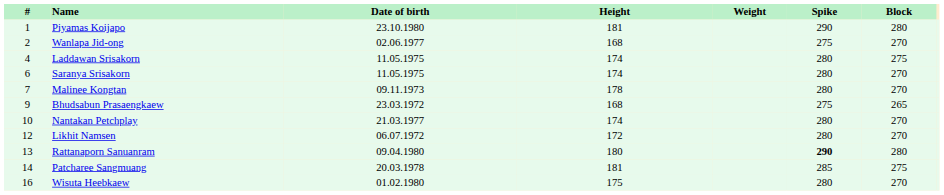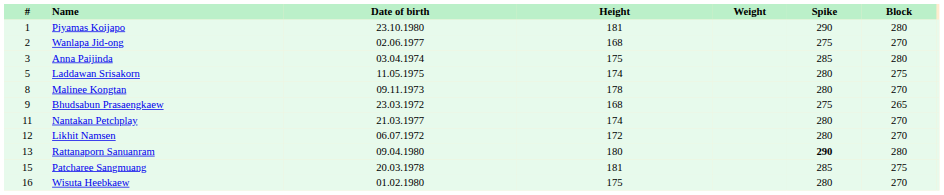+ row: (82, 58)
(27, 58) 4 -> (27, 74) 5
- row: (91, 74)
(27, 89) 7 -> (27, 89) 8
(27, 120) 10 -> (27, 120) 11
(27, 167) 14 -> (27, 167) 15
